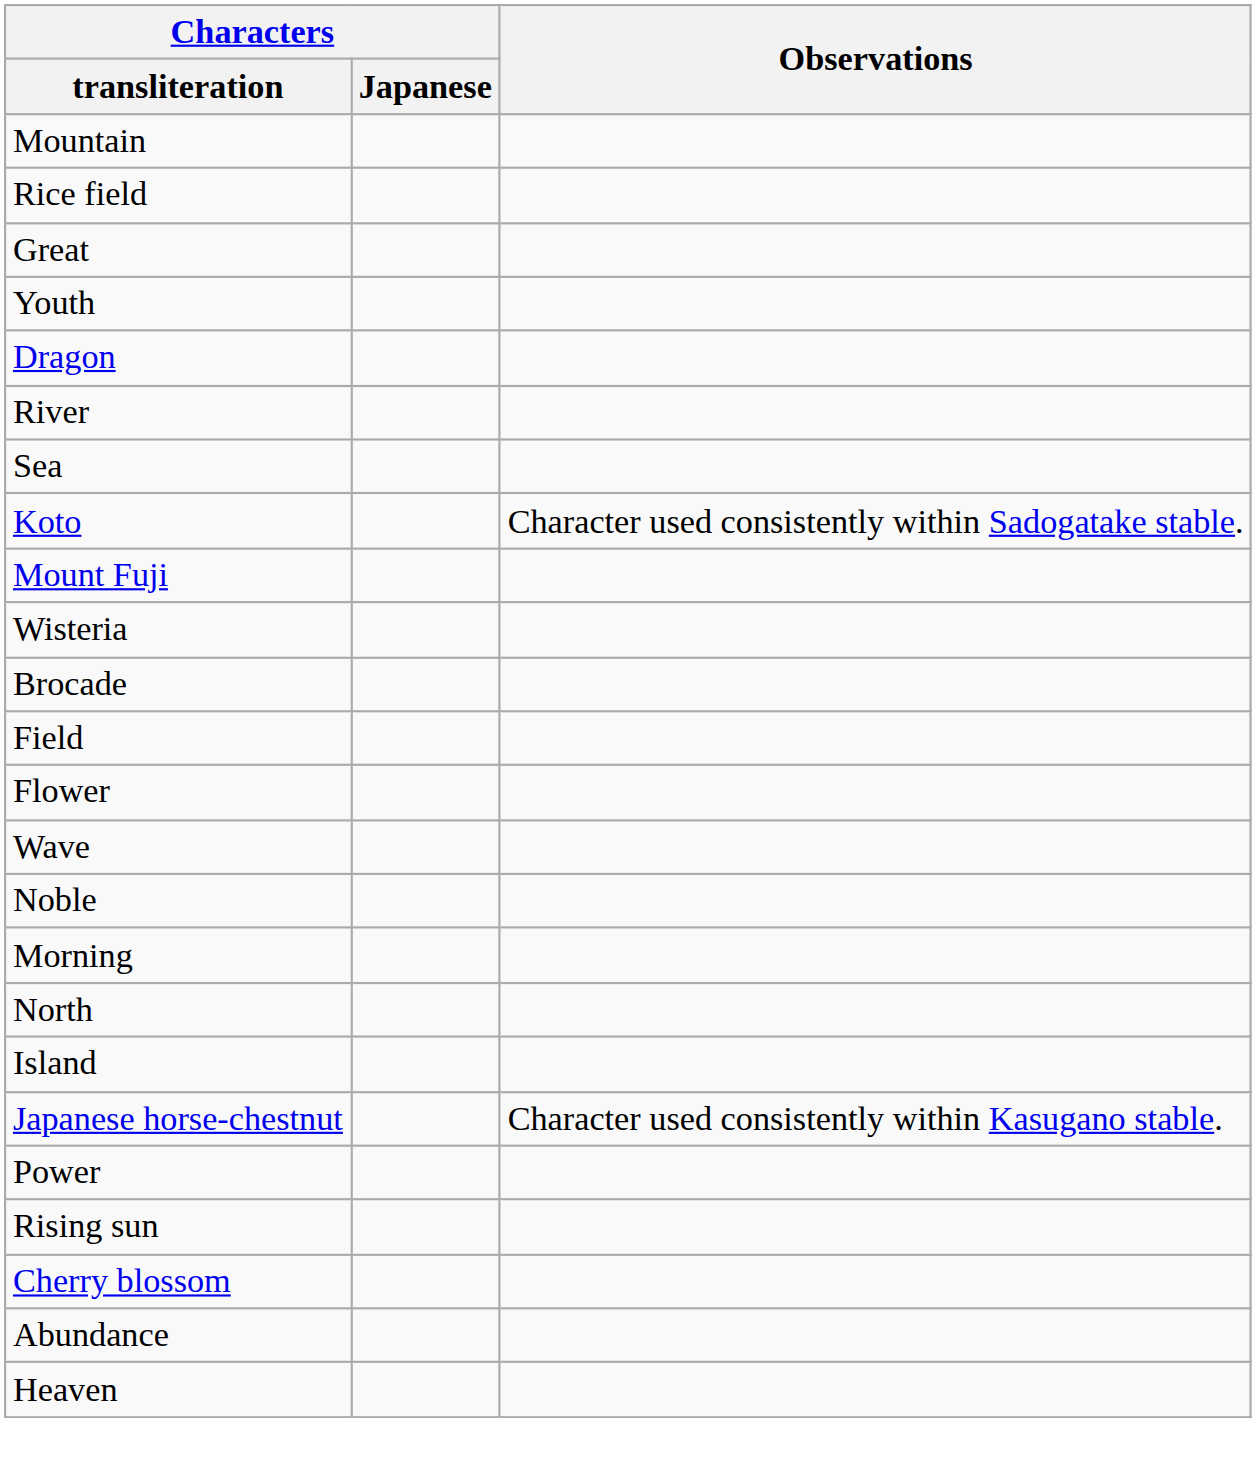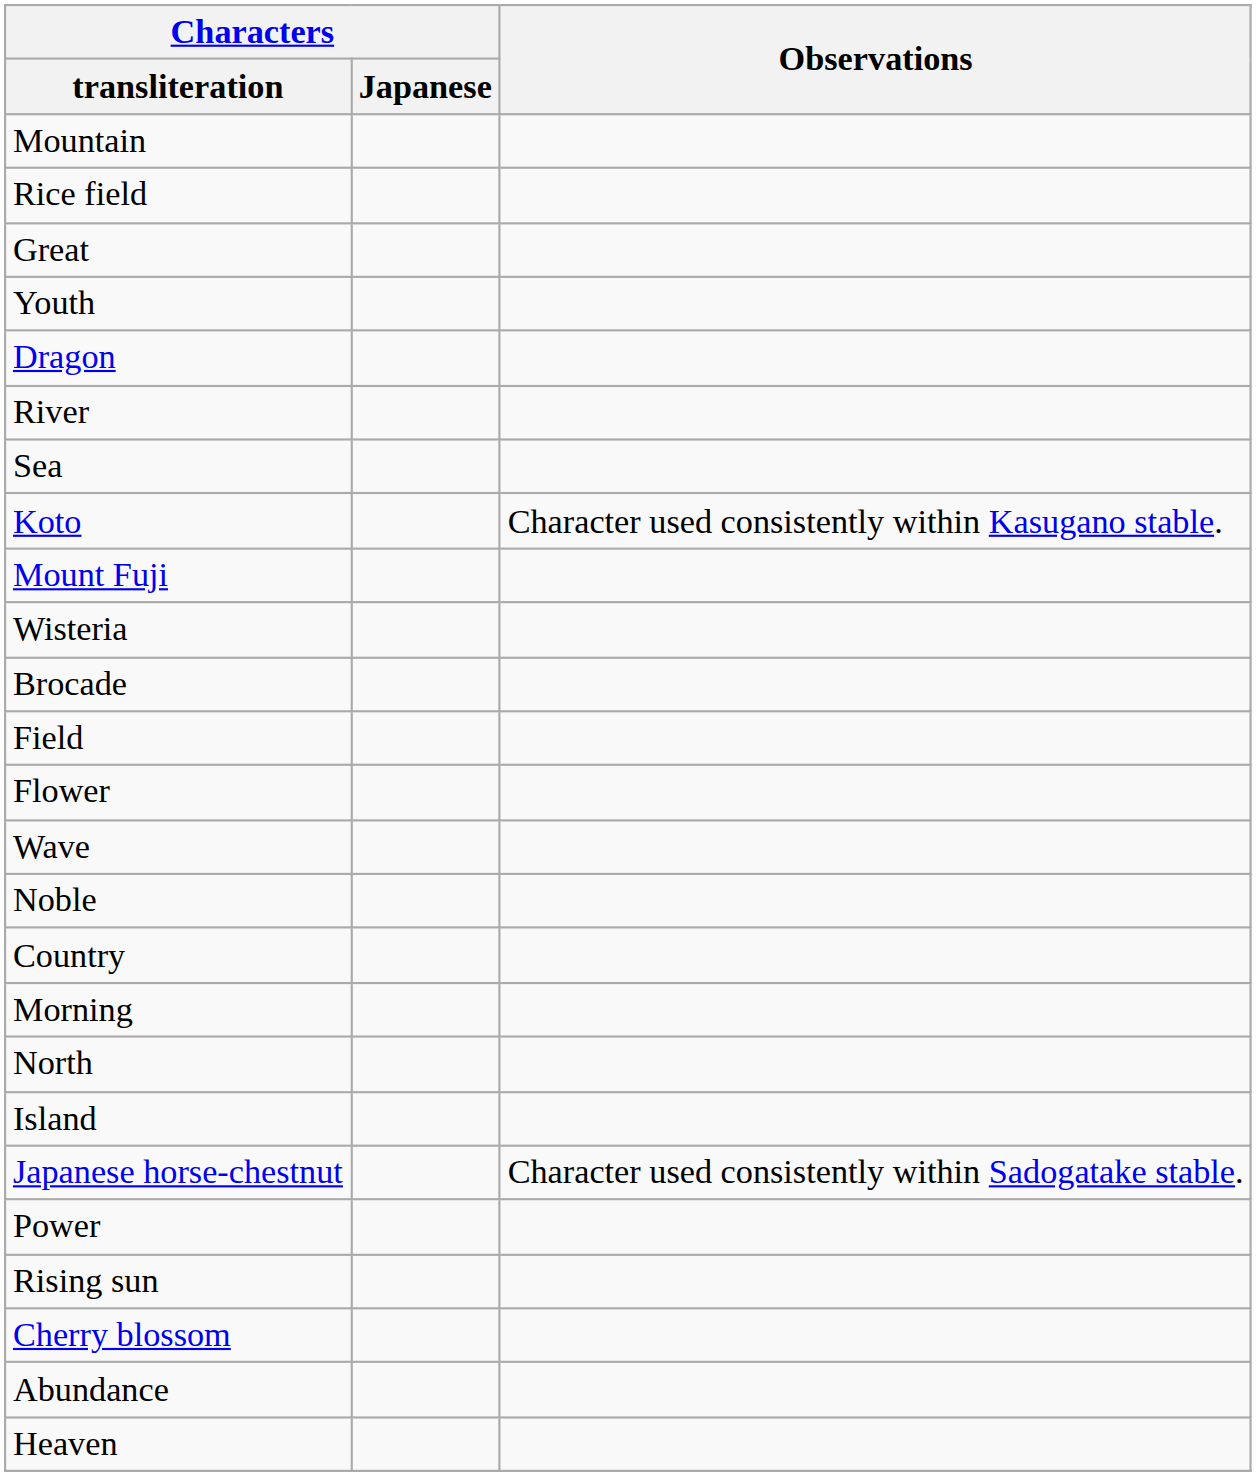(876, 520) Character used consistently within Sadogatake stable. -> (865, 520) Character used consistently within Kasugano stable.
+ row: (69, 954)
(865, 1117) Character used consistently within Kasugano stable. -> (876, 1172) Character used consistently within Sadogatake stable.
